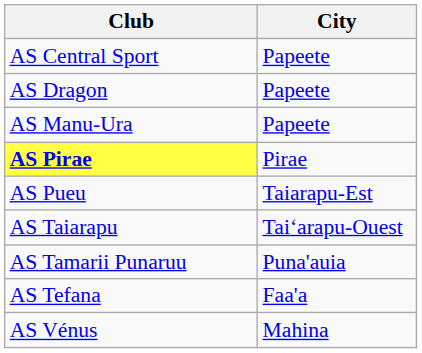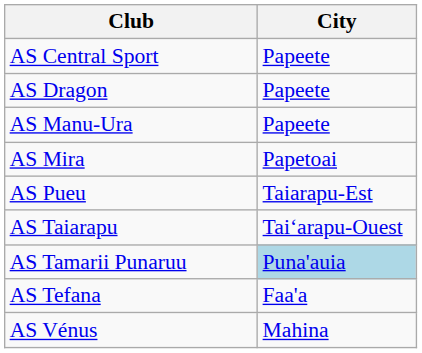+ row: (47, 158)
- row: (51, 158)
(304, 261) no background -> (304, 261) lightblue background
